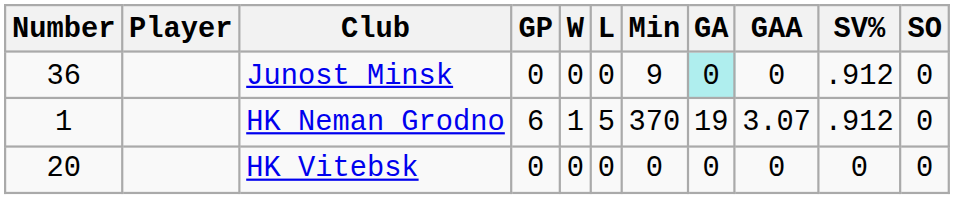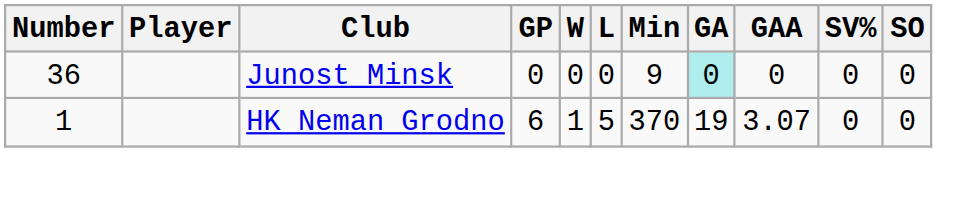(859, 75) .912 -> (851, 75) 0
(859, 122) .912 -> (851, 122) 0
- row: (332, 169)
